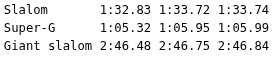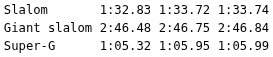rows swapped: (48, 46) <-> (30, 28)
